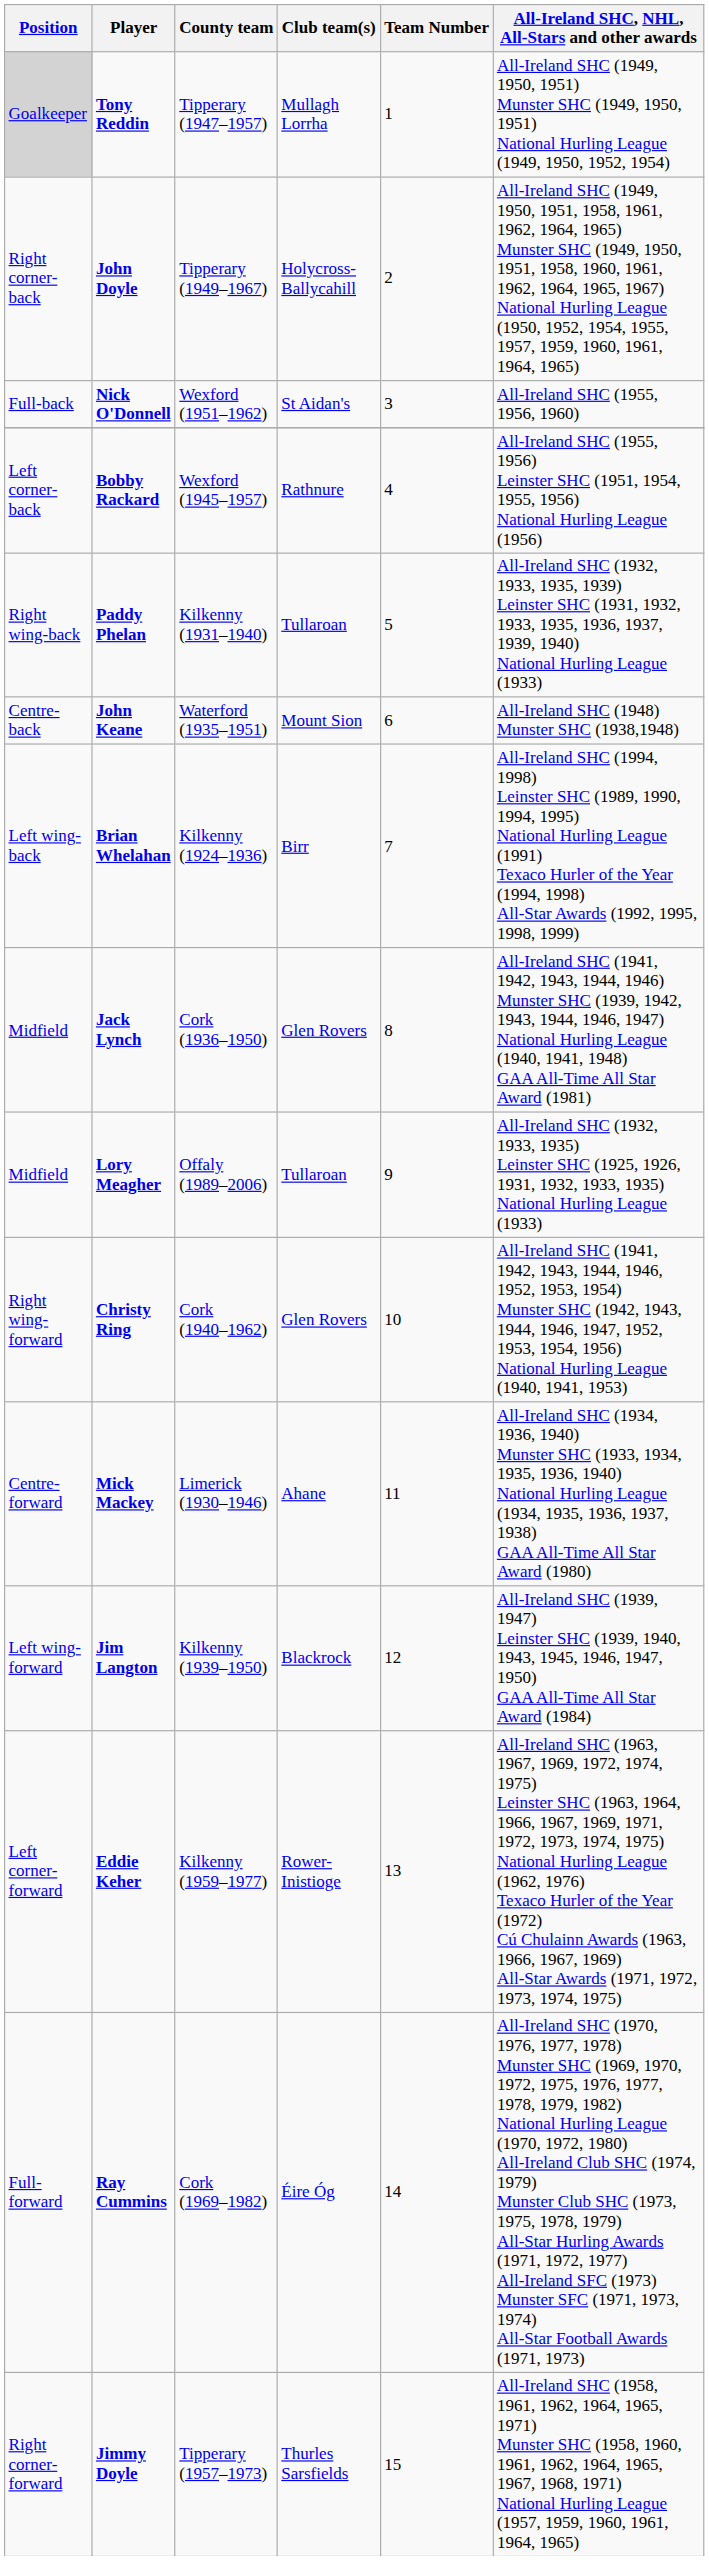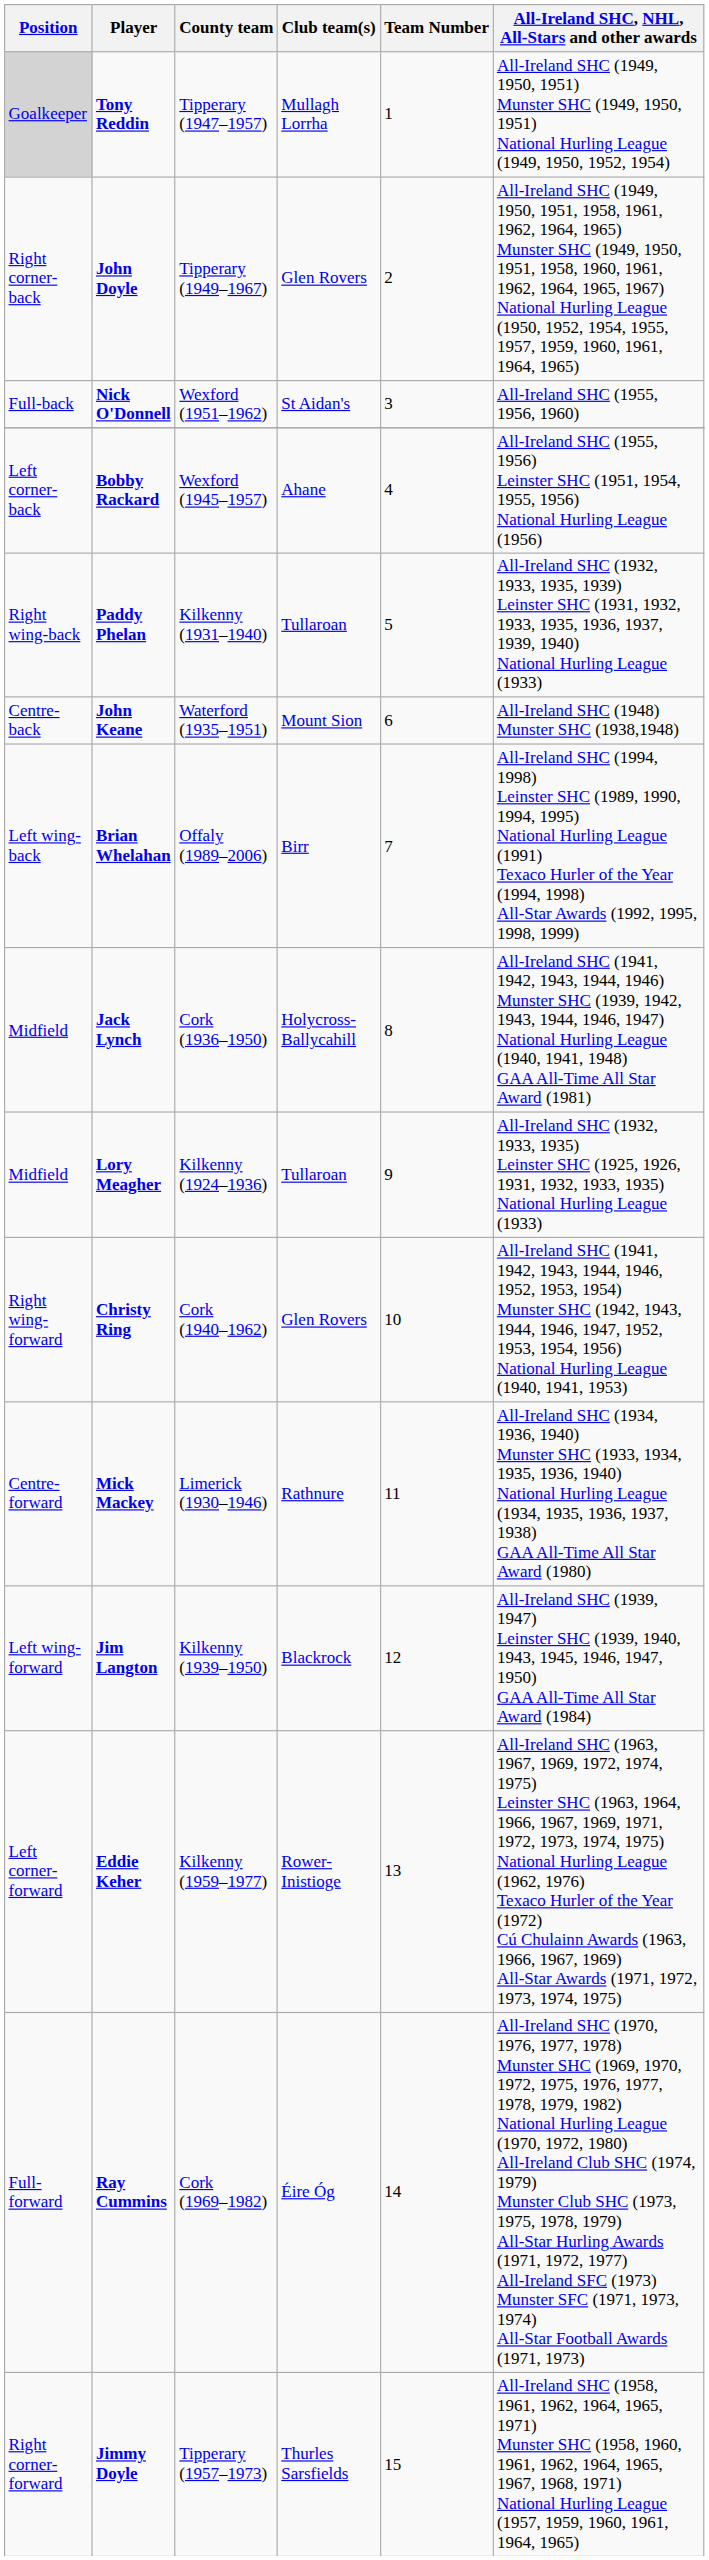(319, 278) Holycross-Ballycahill -> (324, 278) Glen Rovers
(313, 489) Rathnure -> (304, 489) Ahane
(223, 845) Kilkenny (1924–1936) -> (223, 845) Offaly (1989–2006)
(324, 1029) Glen Rovers -> (319, 1029) Holycross-Ballycahill
(223, 1174) Offaly (1989–2006) -> (223, 1174) Kilkenny (1924–1936)
(304, 1493) Ahane -> (313, 1493) Rathnure
